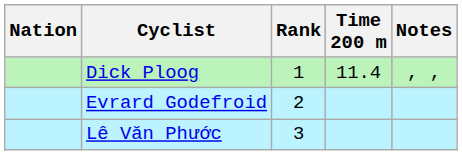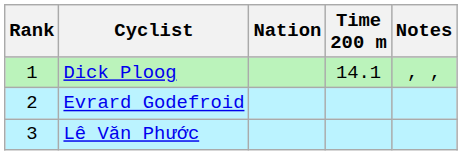columns swapped: (299, 31) <-> (43, 31)
(359, 73) 11.4 -> (359, 73) 14.1
